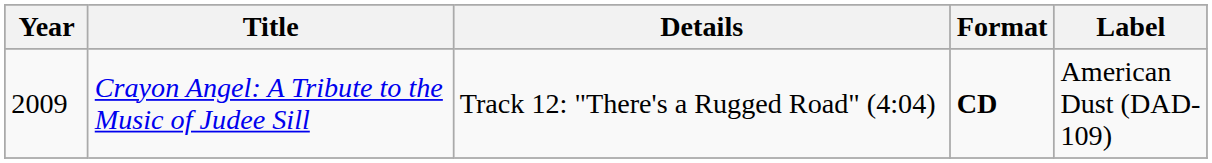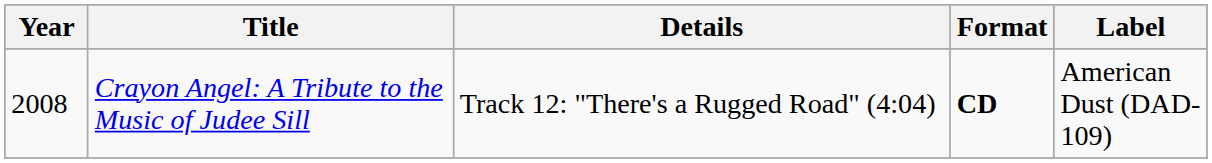(40, 103) 2009 -> (40, 103) 2008
